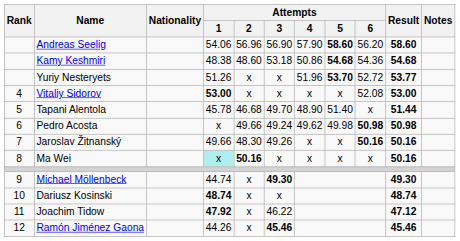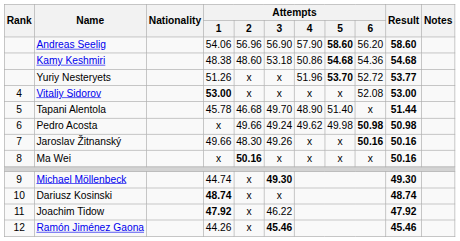(219, 158) paleturquoise background -> (219, 158) no background
(404, 212) 47.12 -> (404, 212) 47.92
